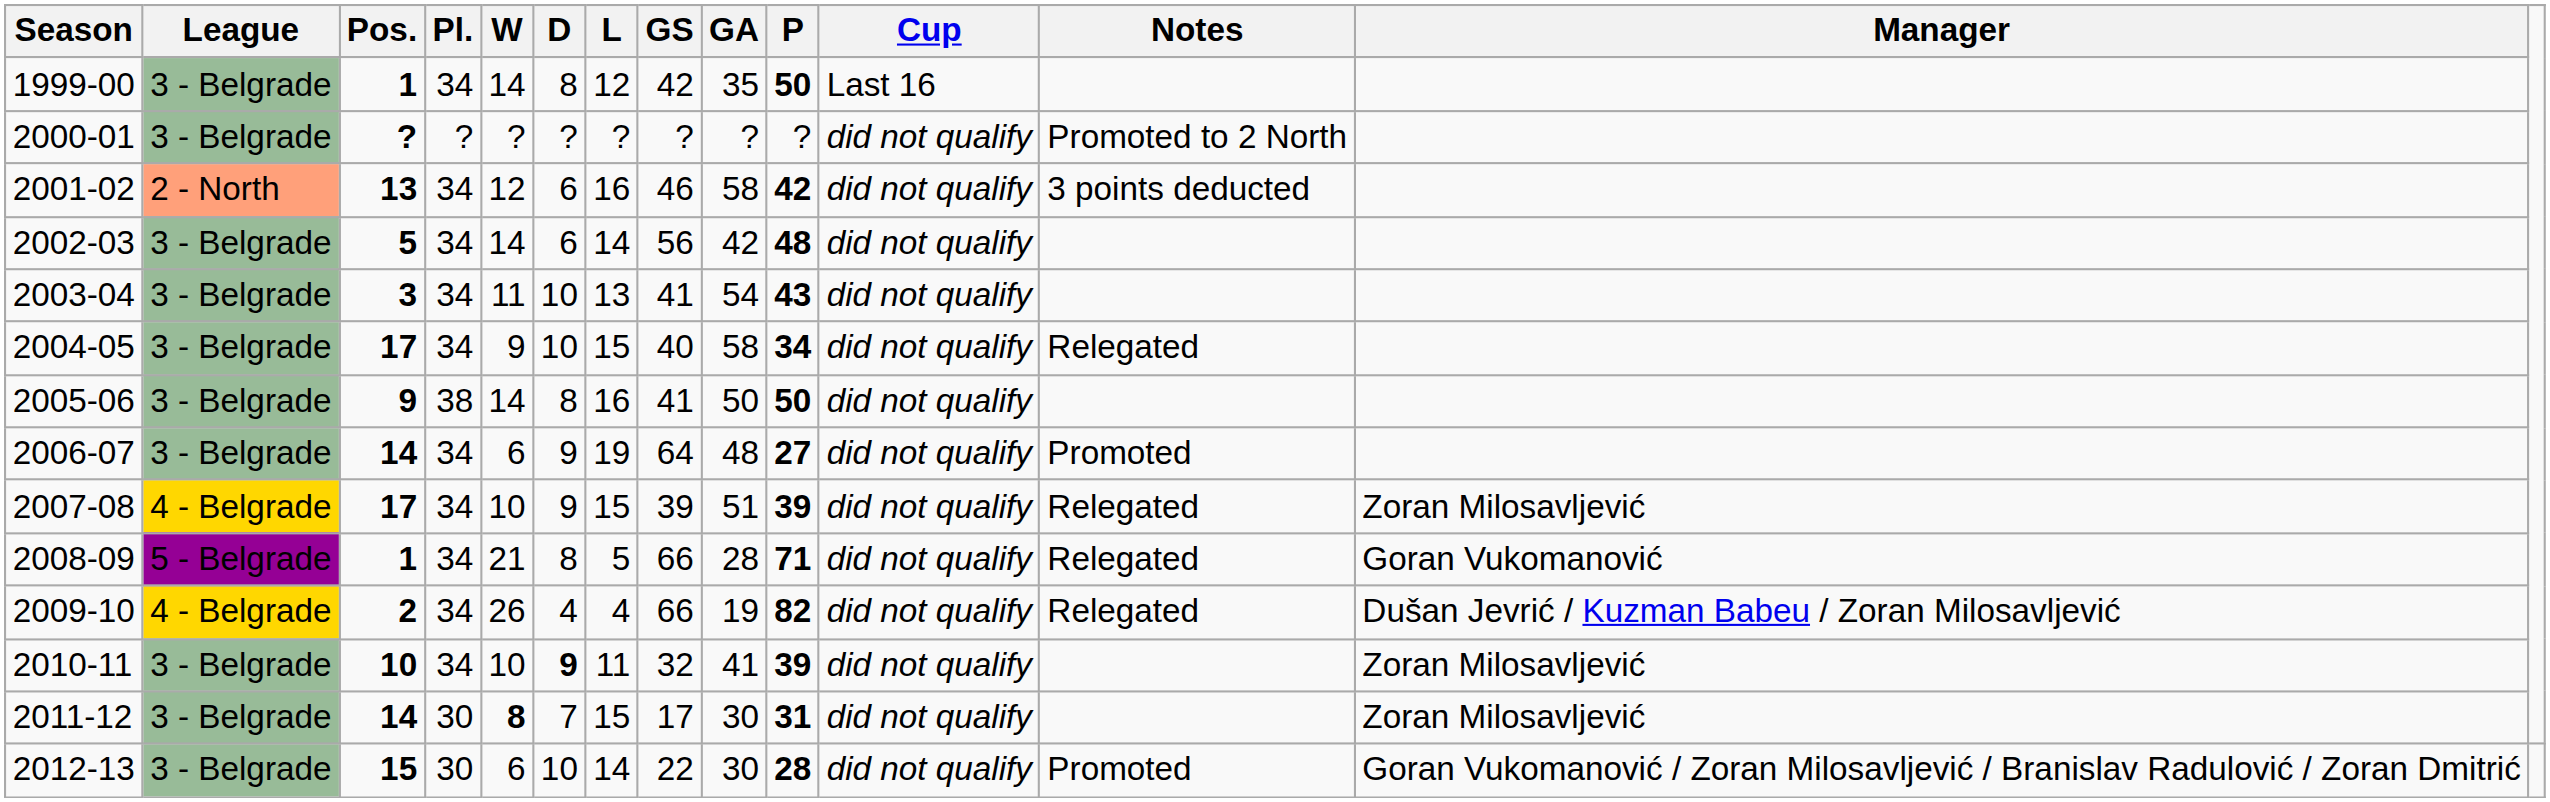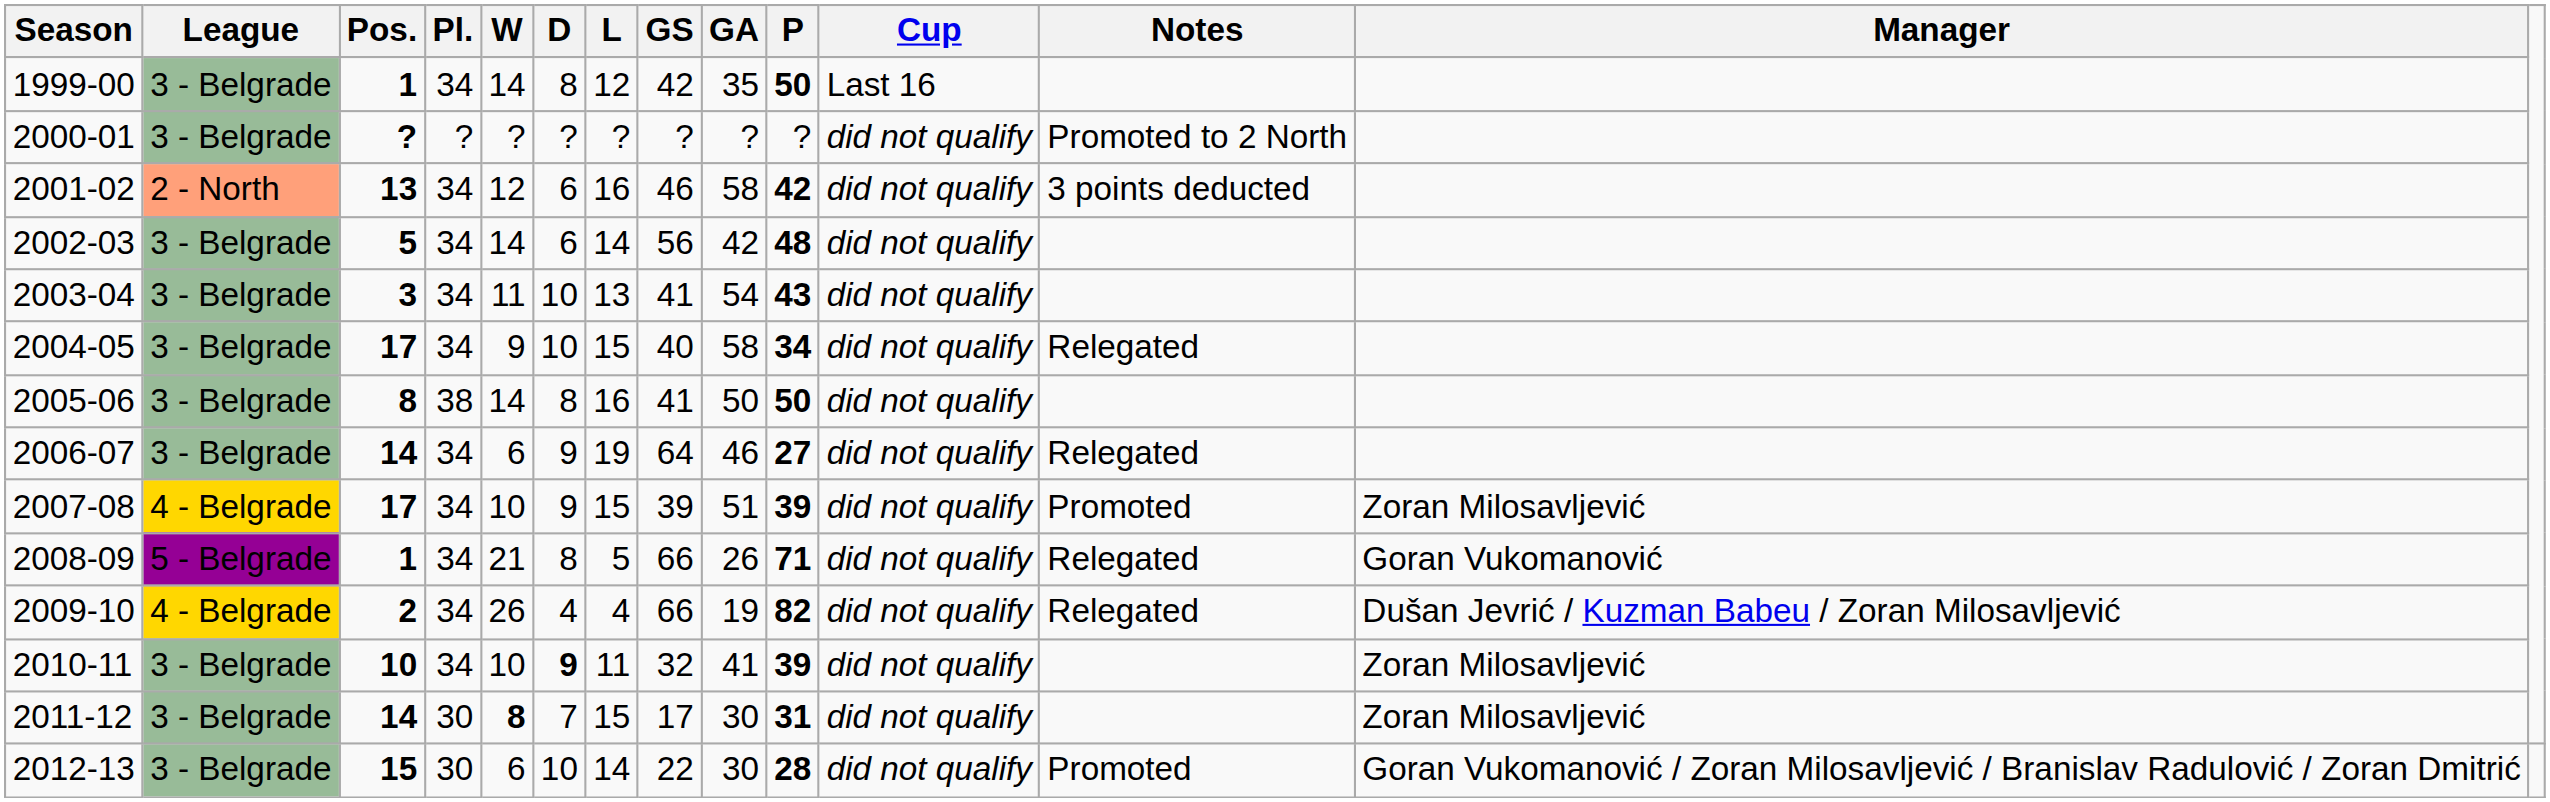(408, 400) 9 -> (408, 400) 8
(740, 453) 48 -> (740, 453) 46
(1119, 453) Promoted -> (1123, 453) Relegated
(1123, 505) Relegated -> (1119, 505) Promoted
(740, 558) 28 -> (740, 558) 26
